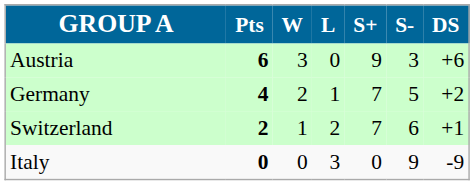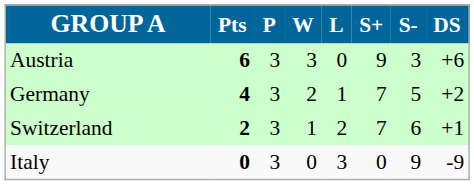+ column: (269, 24)
